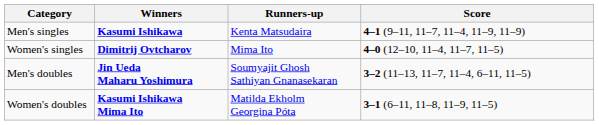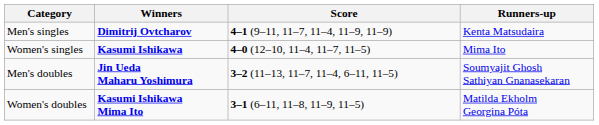columns swapped: (294, 13) <-> (477, 13)
(140, 31) Kasumi Ishikawa -> (144, 31) Dimitrij Ovtcharov
(144, 49) Dimitrij Ovtcharov -> (140, 49) Kasumi Ishikawa
